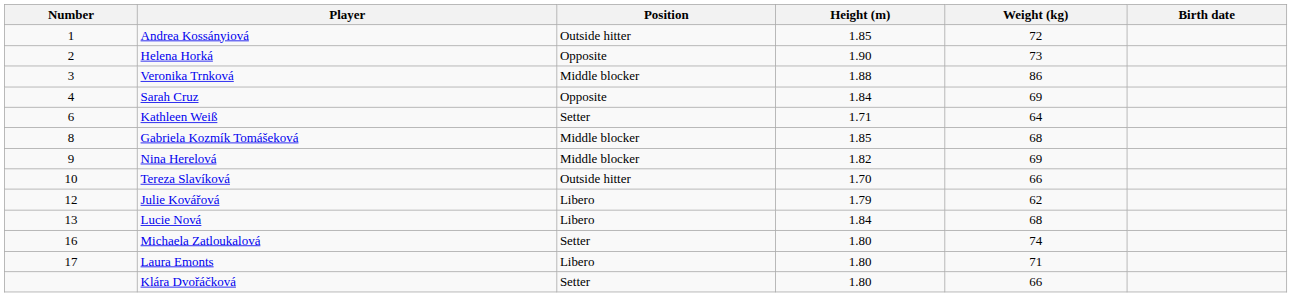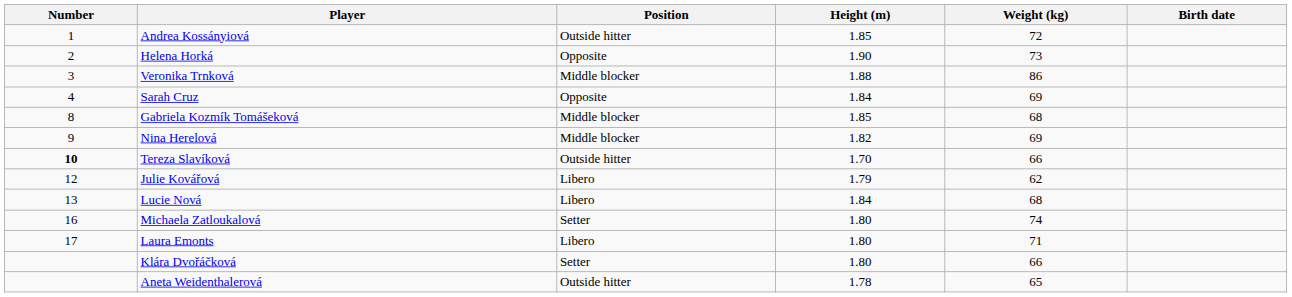- row: (179, 117)
(71, 179) normal -> (71, 158) bold
+ row: (201, 281)
